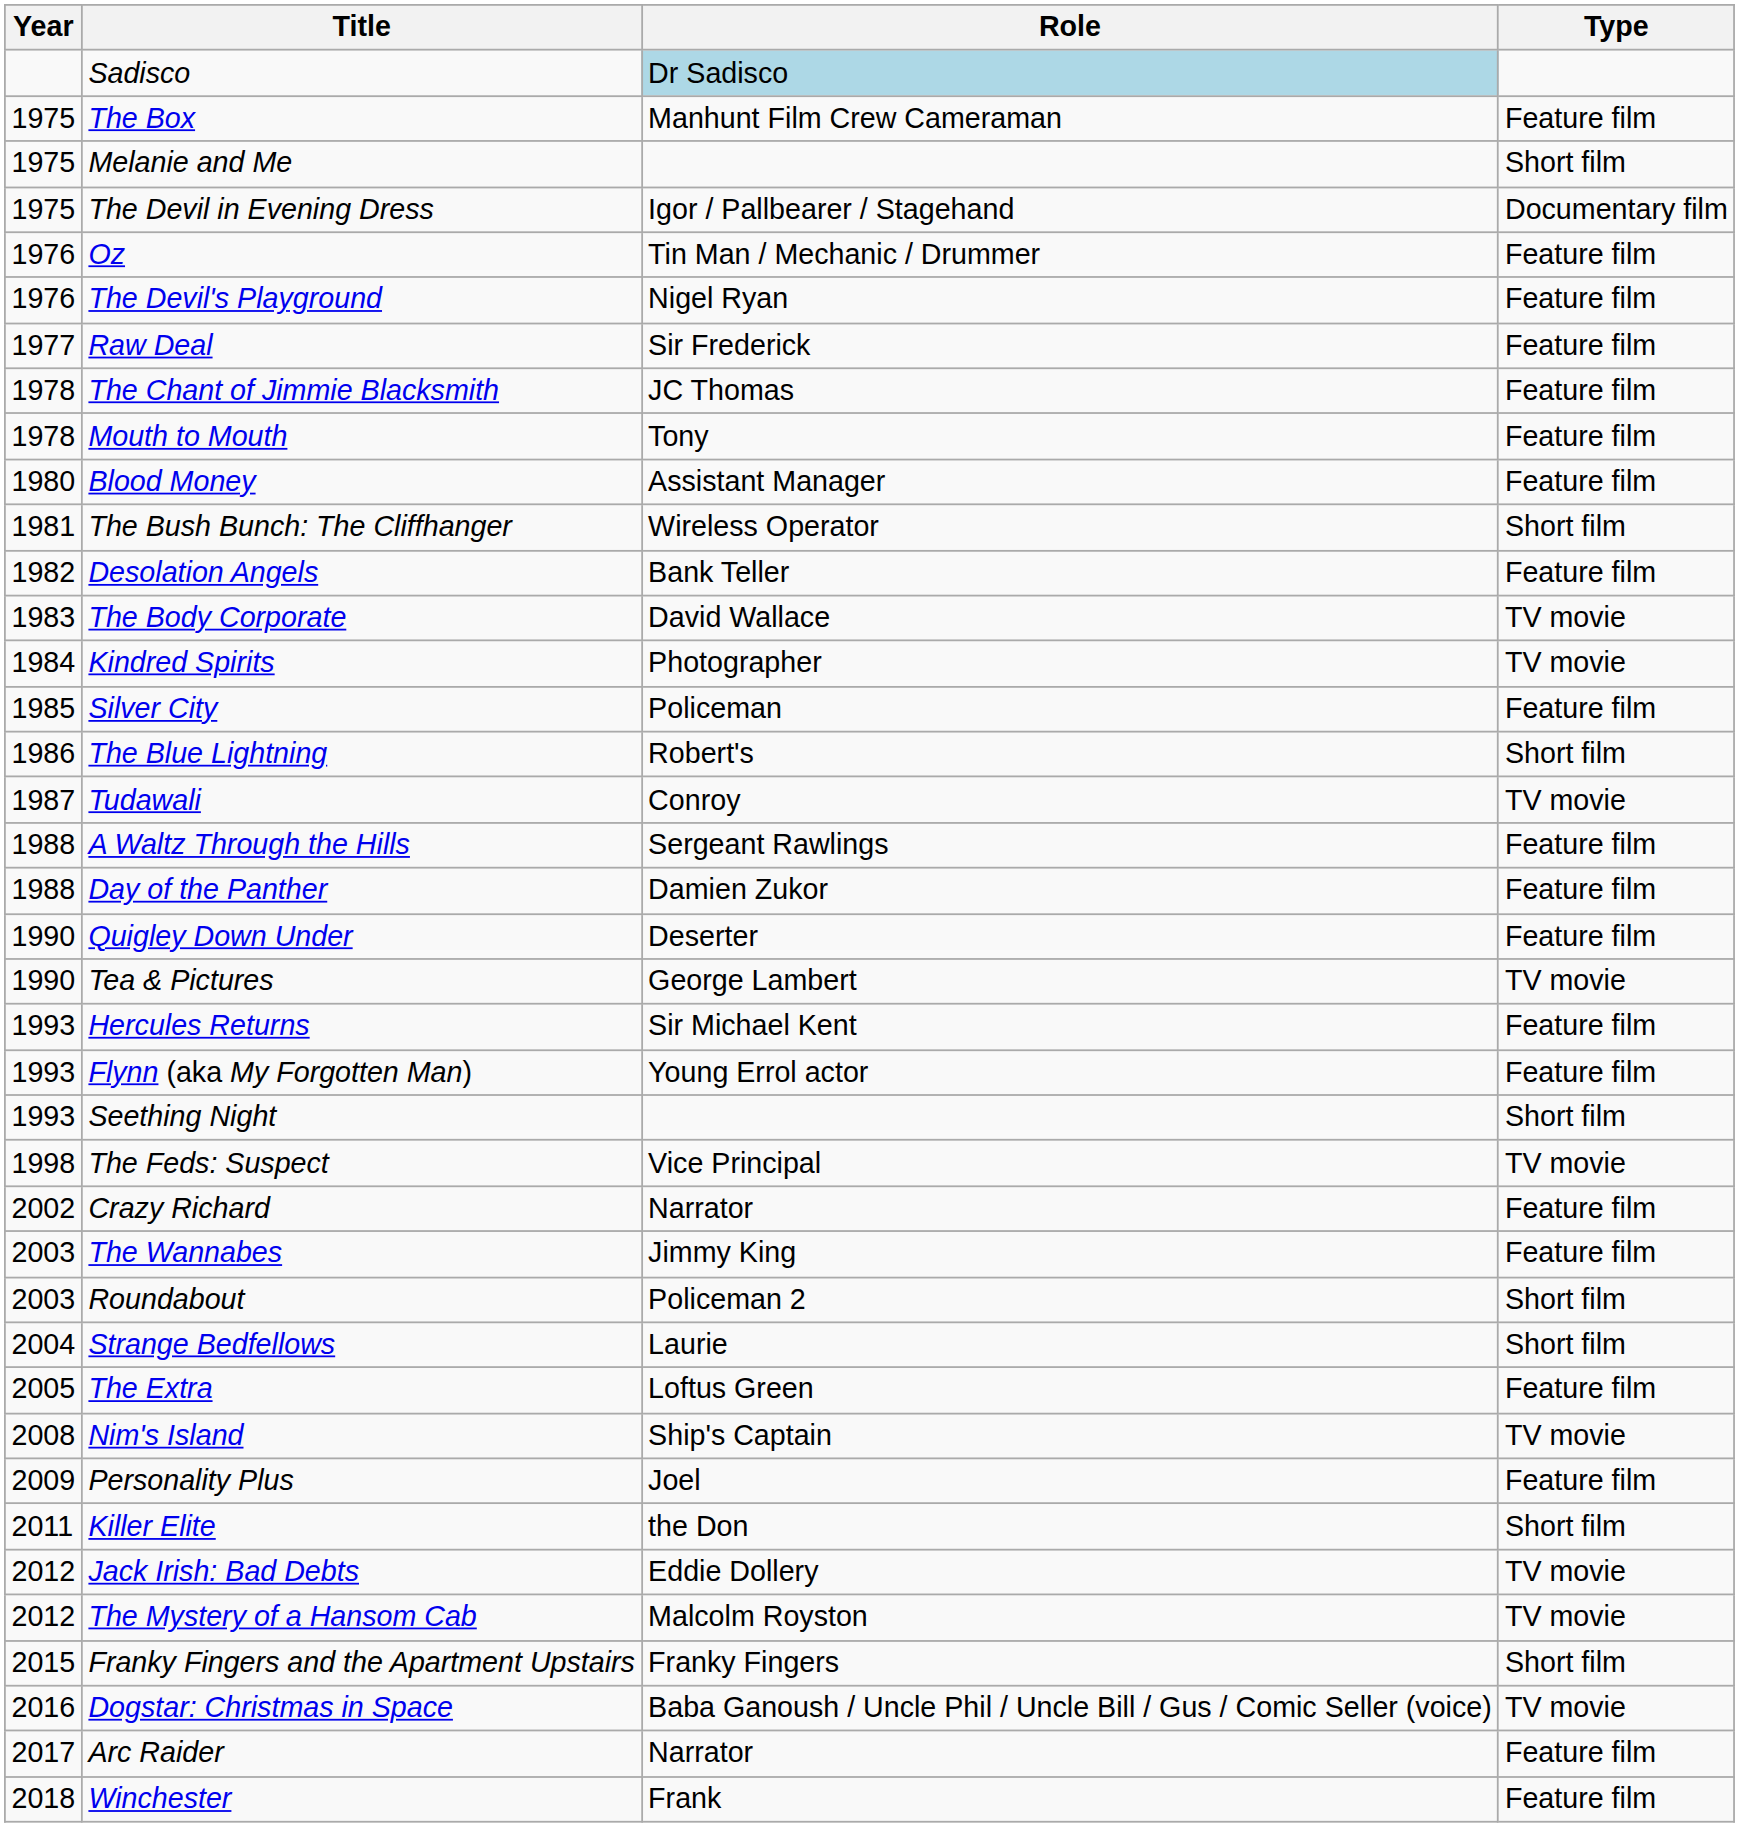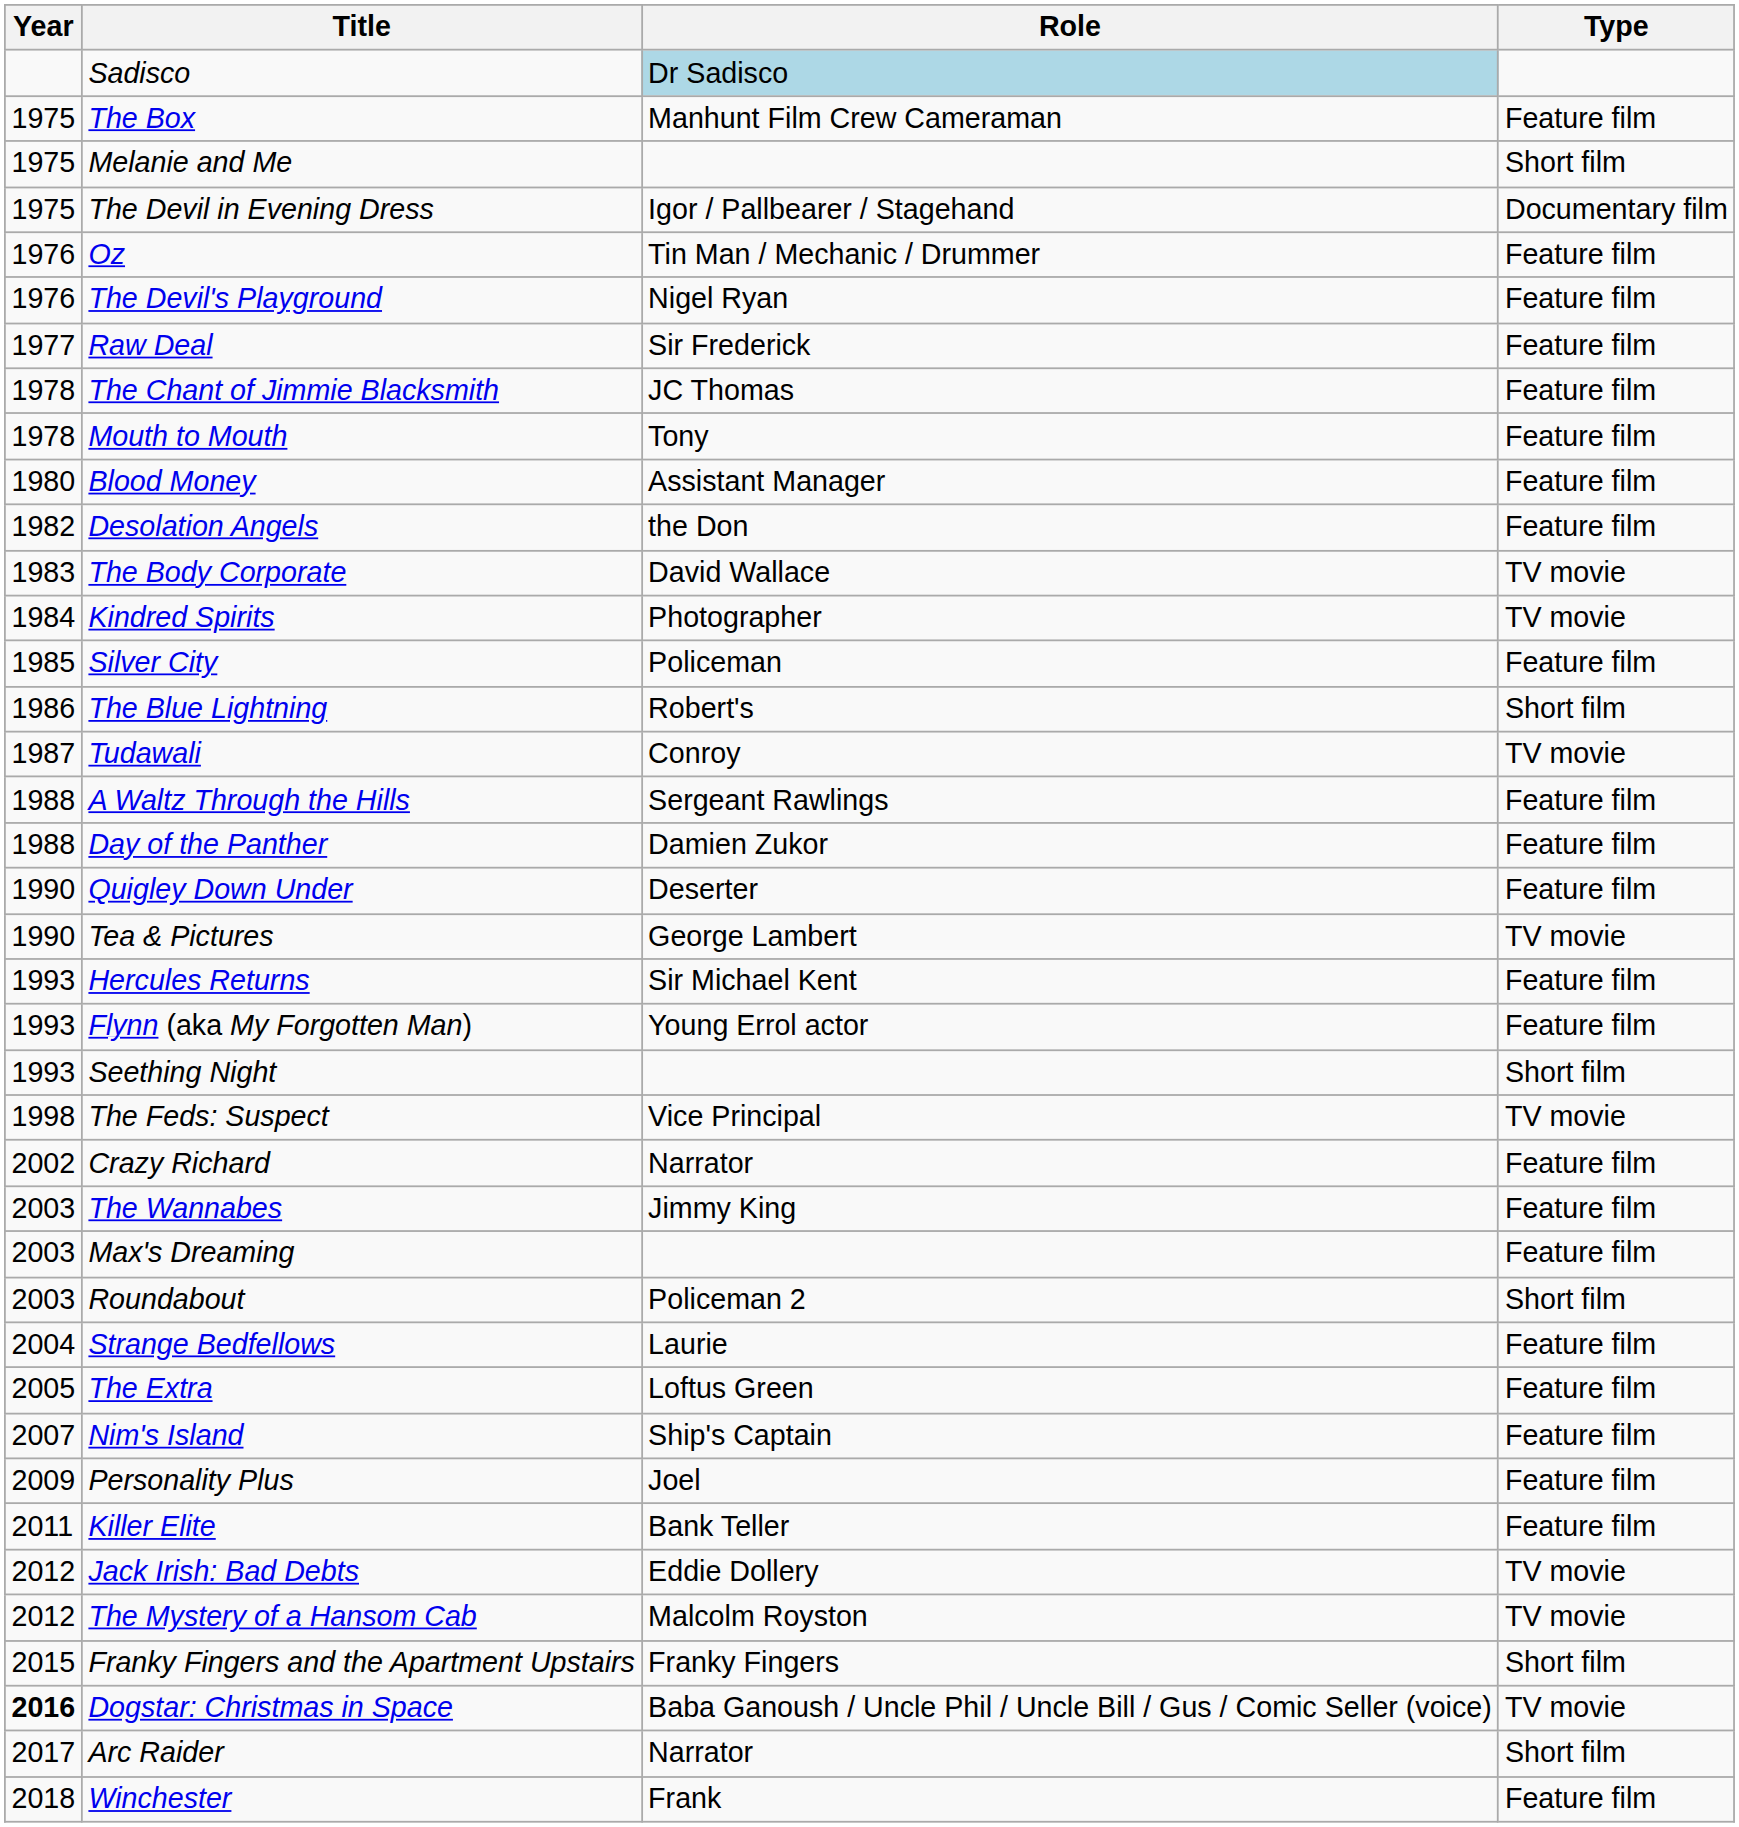- row: (300, 526)
(719, 572) Bank Teller -> (698, 526) the Don
+ row: (191, 1253)
(1565, 1344) Short film -> (1581, 1344) Feature film
(43, 1435) 2008 -> (43, 1435) 2007
(1565, 1435) TV movie -> (1581, 1435) Feature film
(698, 1526) the Don -> (719, 1526) Bank Teller
(1565, 1526) Short film -> (1581, 1526) Feature film
(43, 1707) normal -> (43, 1707) bold
(1581, 1753) Feature film -> (1565, 1753) Short film
